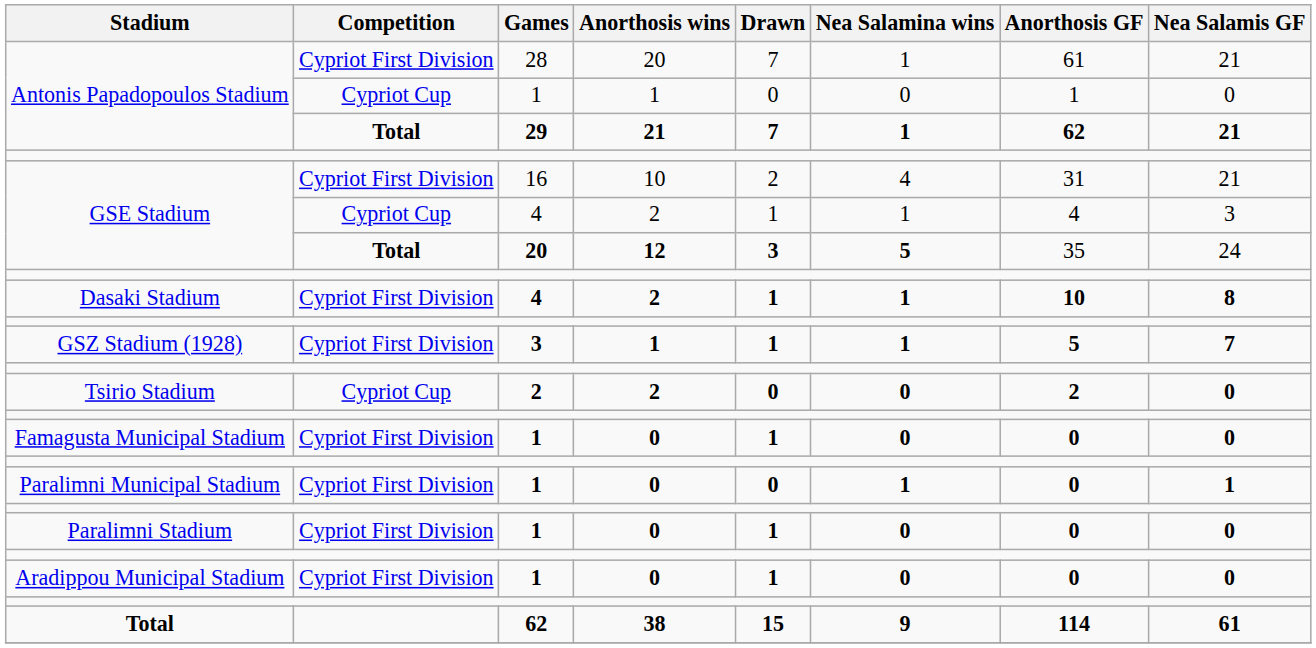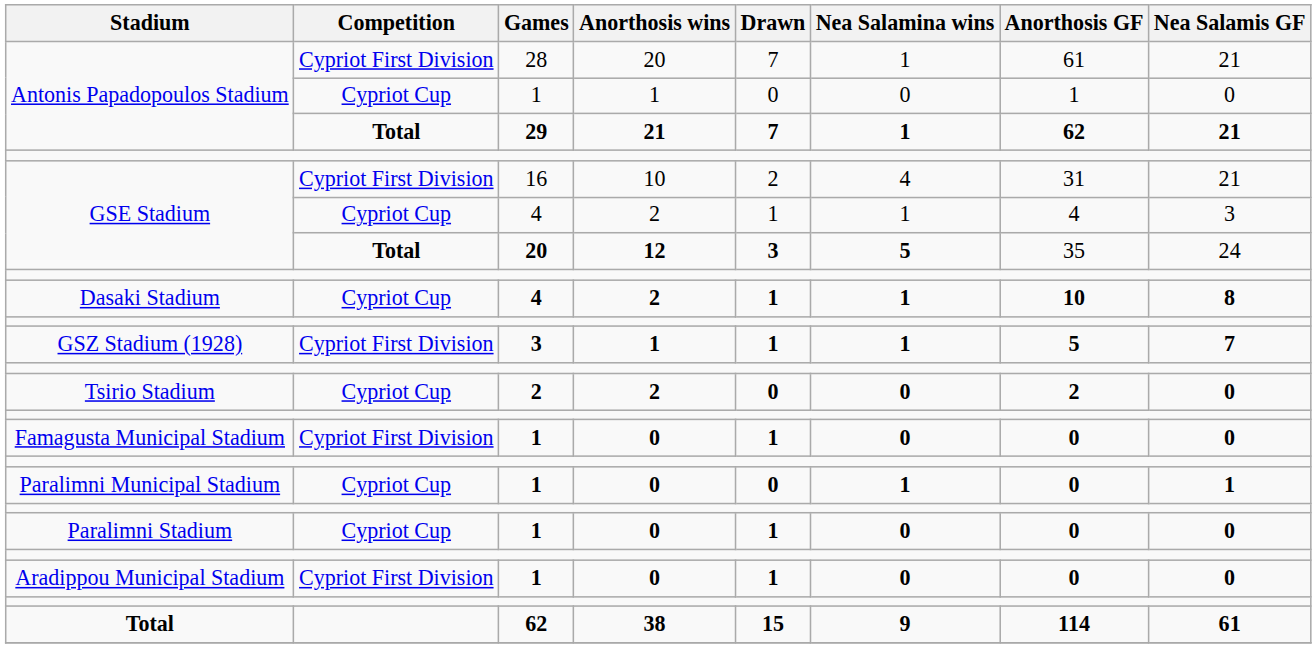(396, 298) Cypriot First Division -> (396, 298) Cypriot Cup
(396, 484) Cypriot First Division -> (396, 484) Cypriot Cup
(396, 531) Cypriot First Division -> (396, 531) Cypriot Cup
